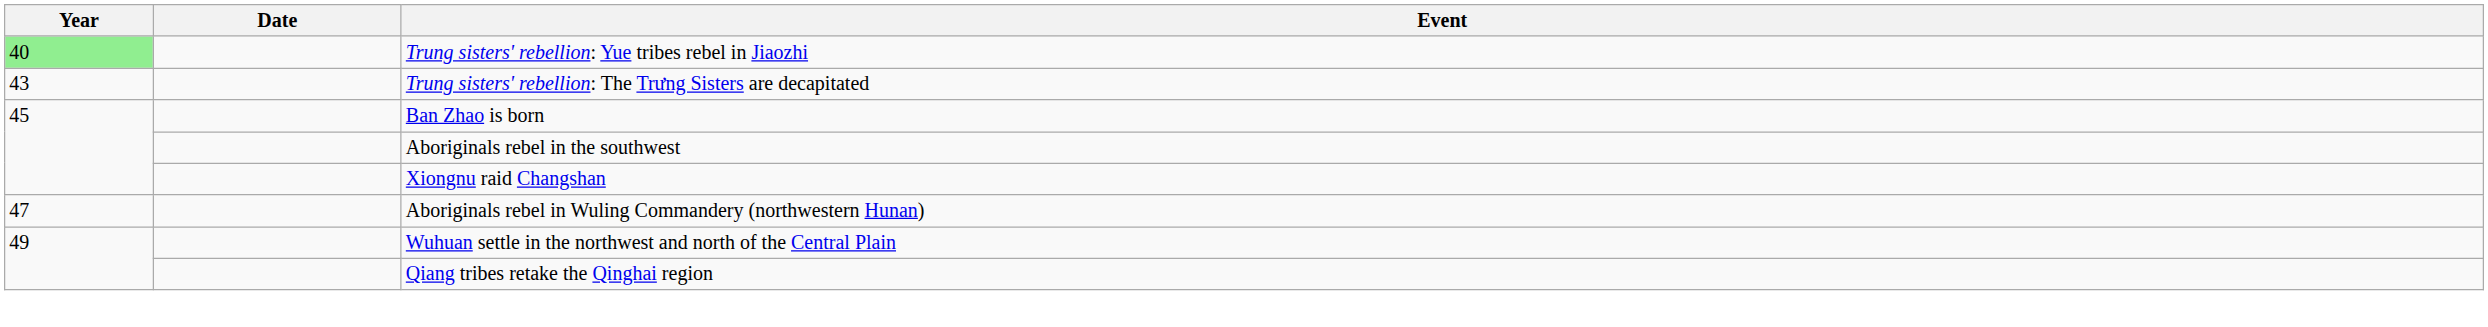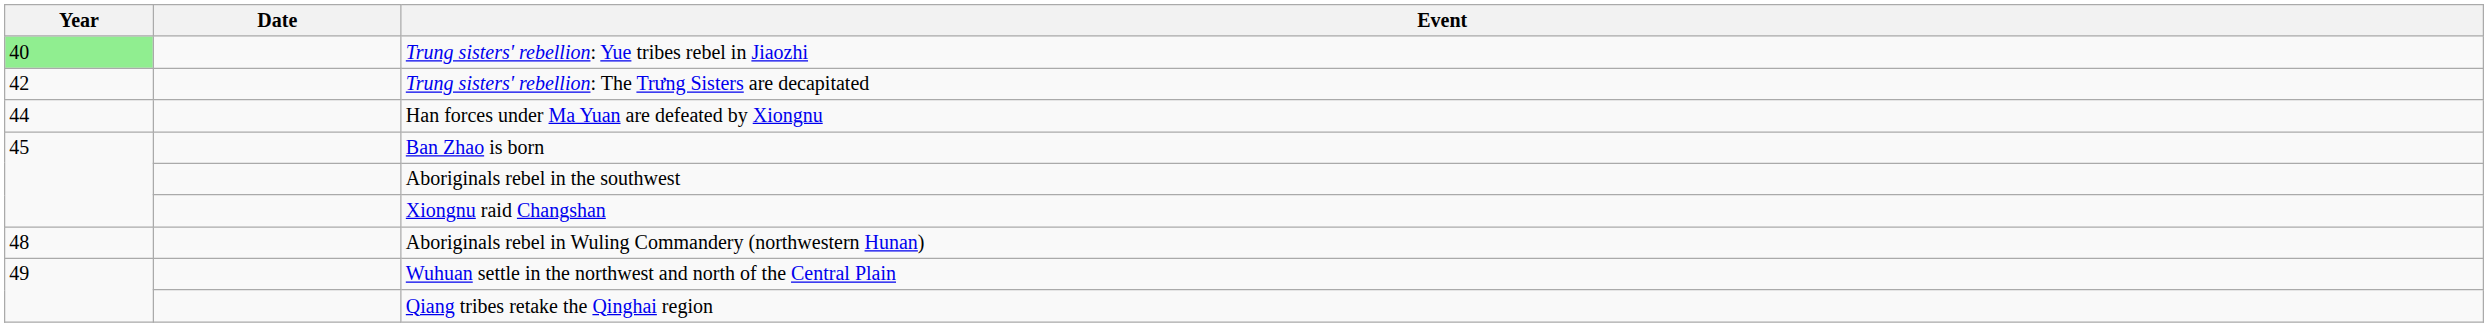(19, 83) 43 -> (19, 83) 42
+ row: (614, 115)
(19, 210) 47 -> (19, 242) 48
